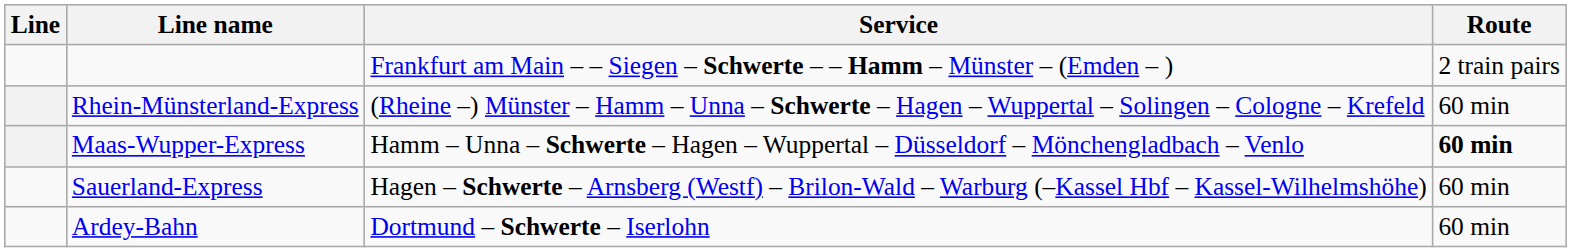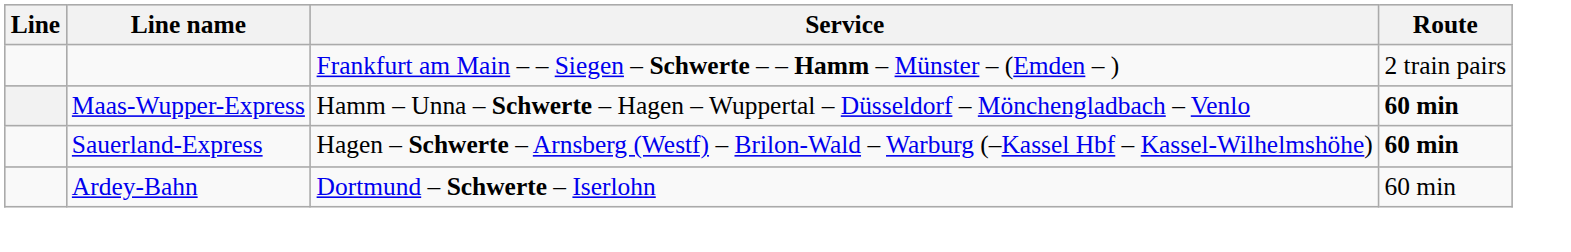- row: (215, 105)
(1474, 186) normal -> (1422, 145) bold
